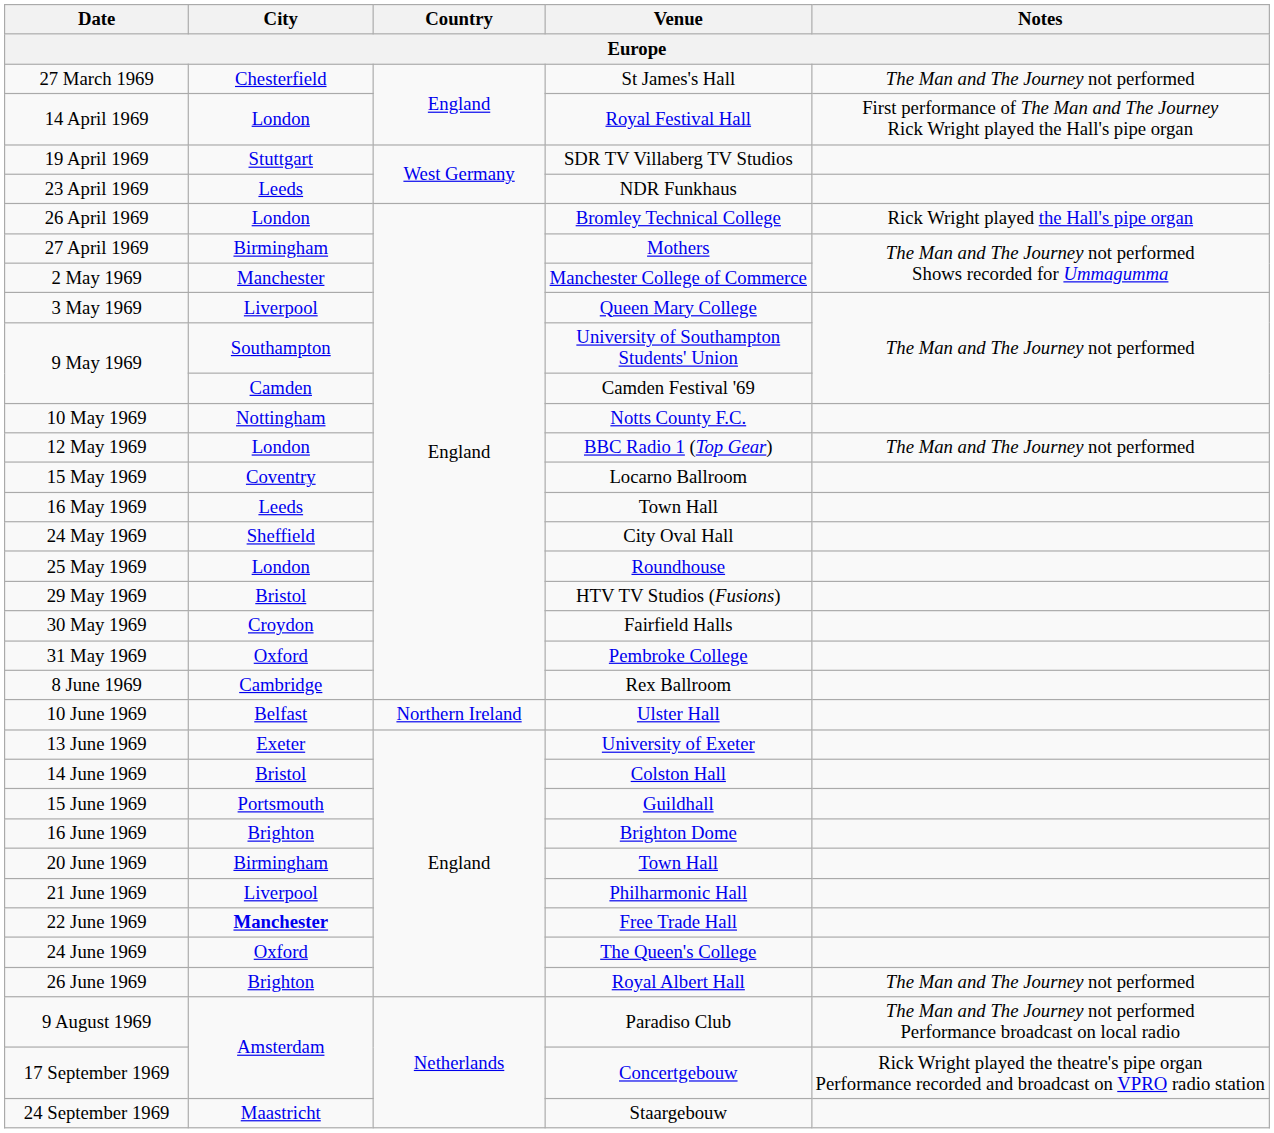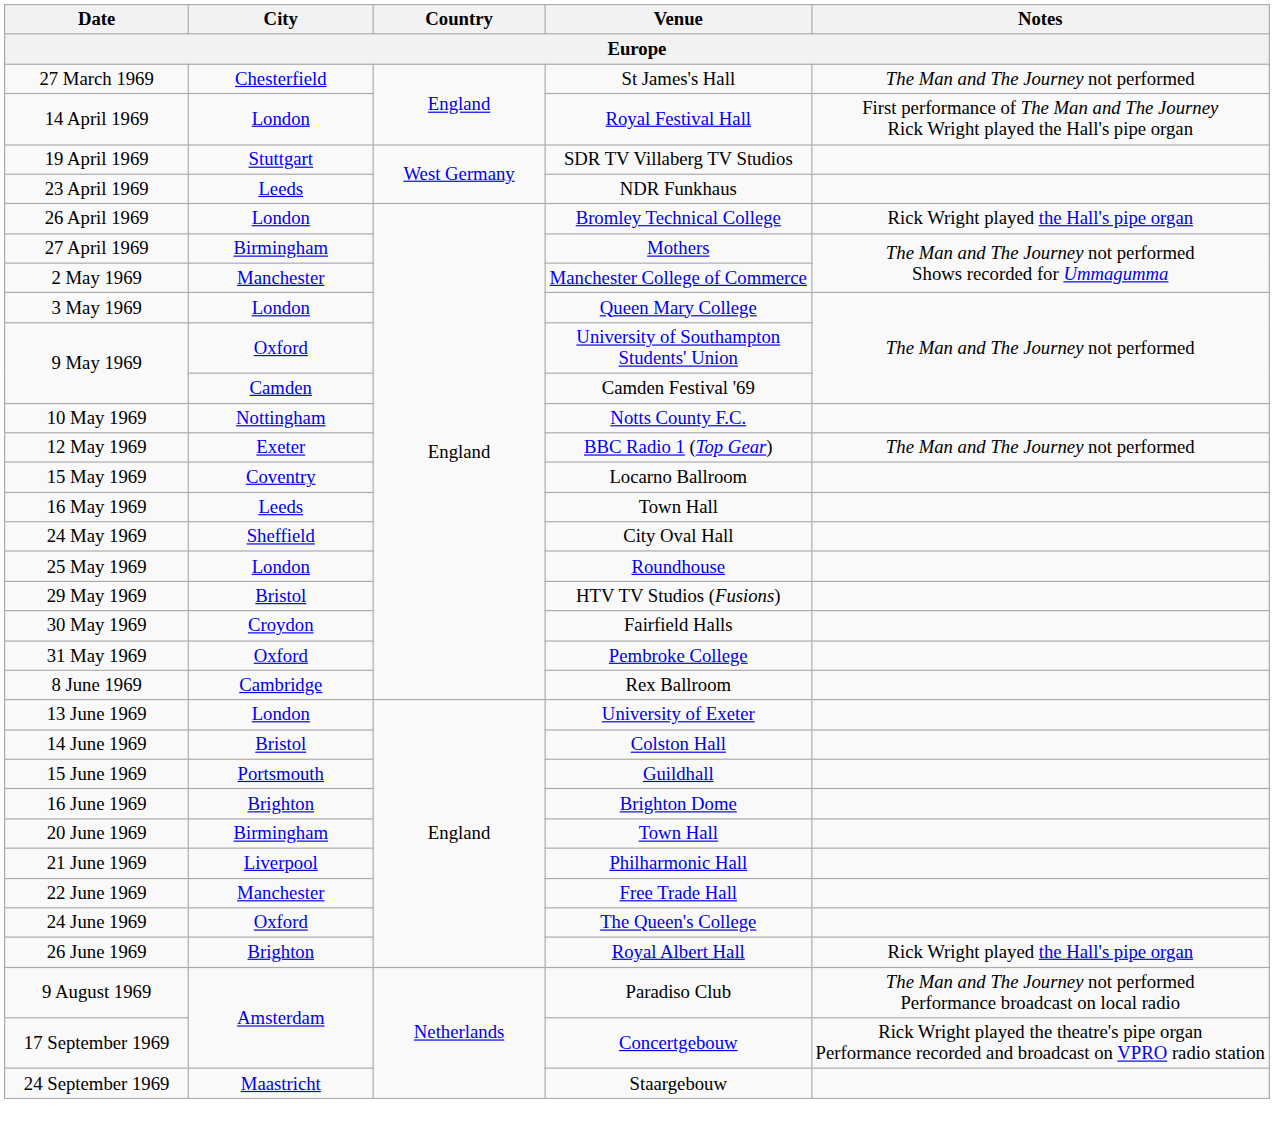(281, 307) Liverpool -> (281, 307) London
(281, 347) Southampton -> (281, 347) Oxford
(281, 447) London -> (281, 447) Exeter
- row: (97, 714)
(281, 744) Exeter -> (281, 714) London
(281, 922) bold -> (281, 892) normal
(1040, 981) The Man and The Journey not performed -> (1040, 952) Rick Wright played the Hall's pipe organ
